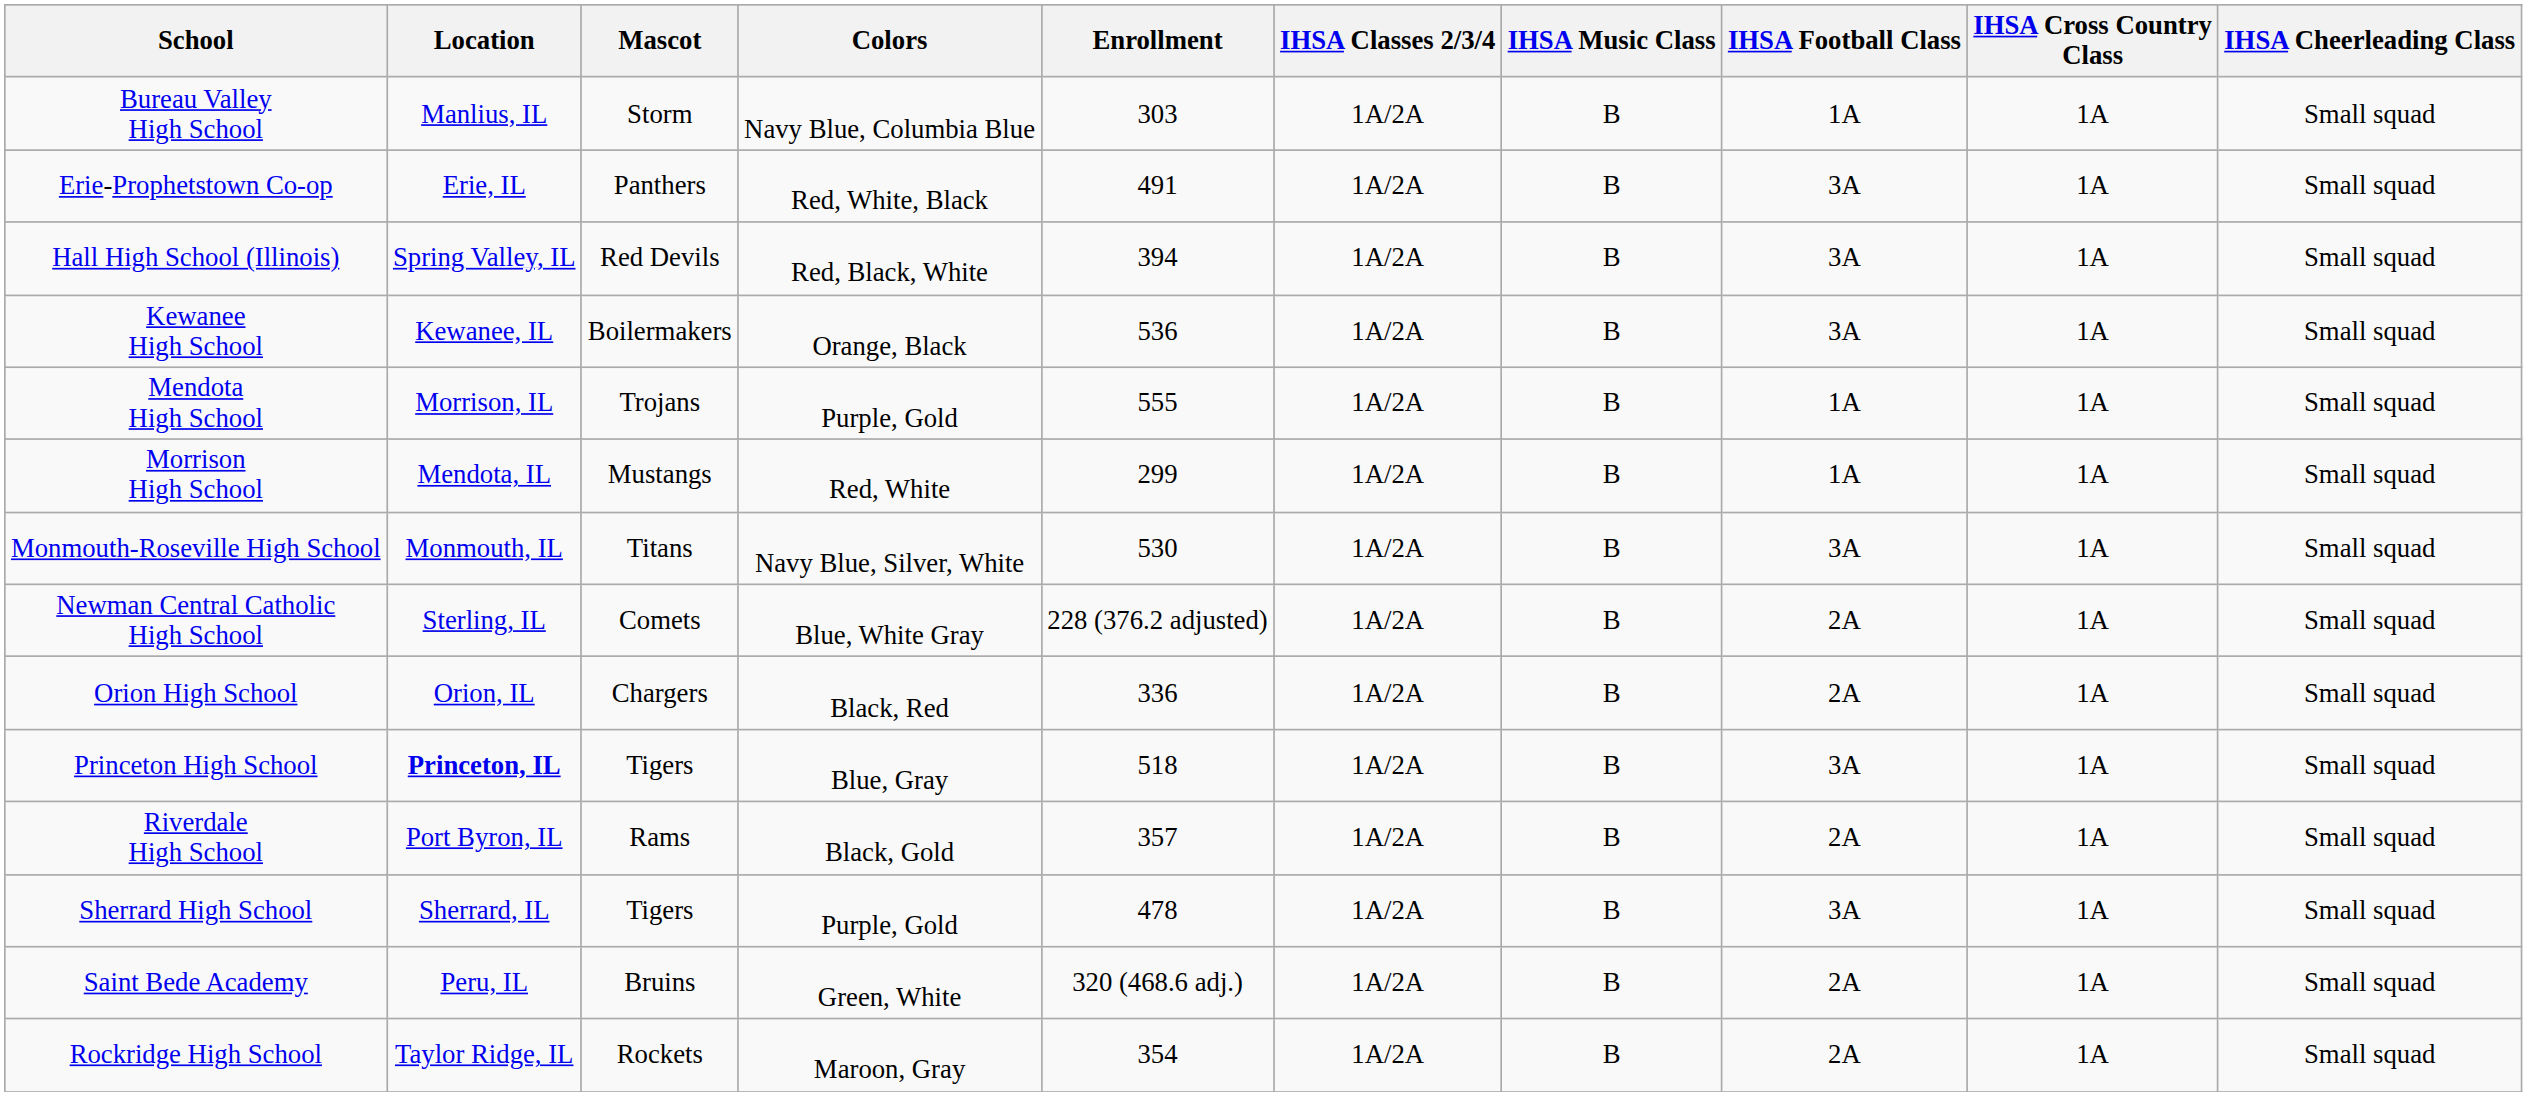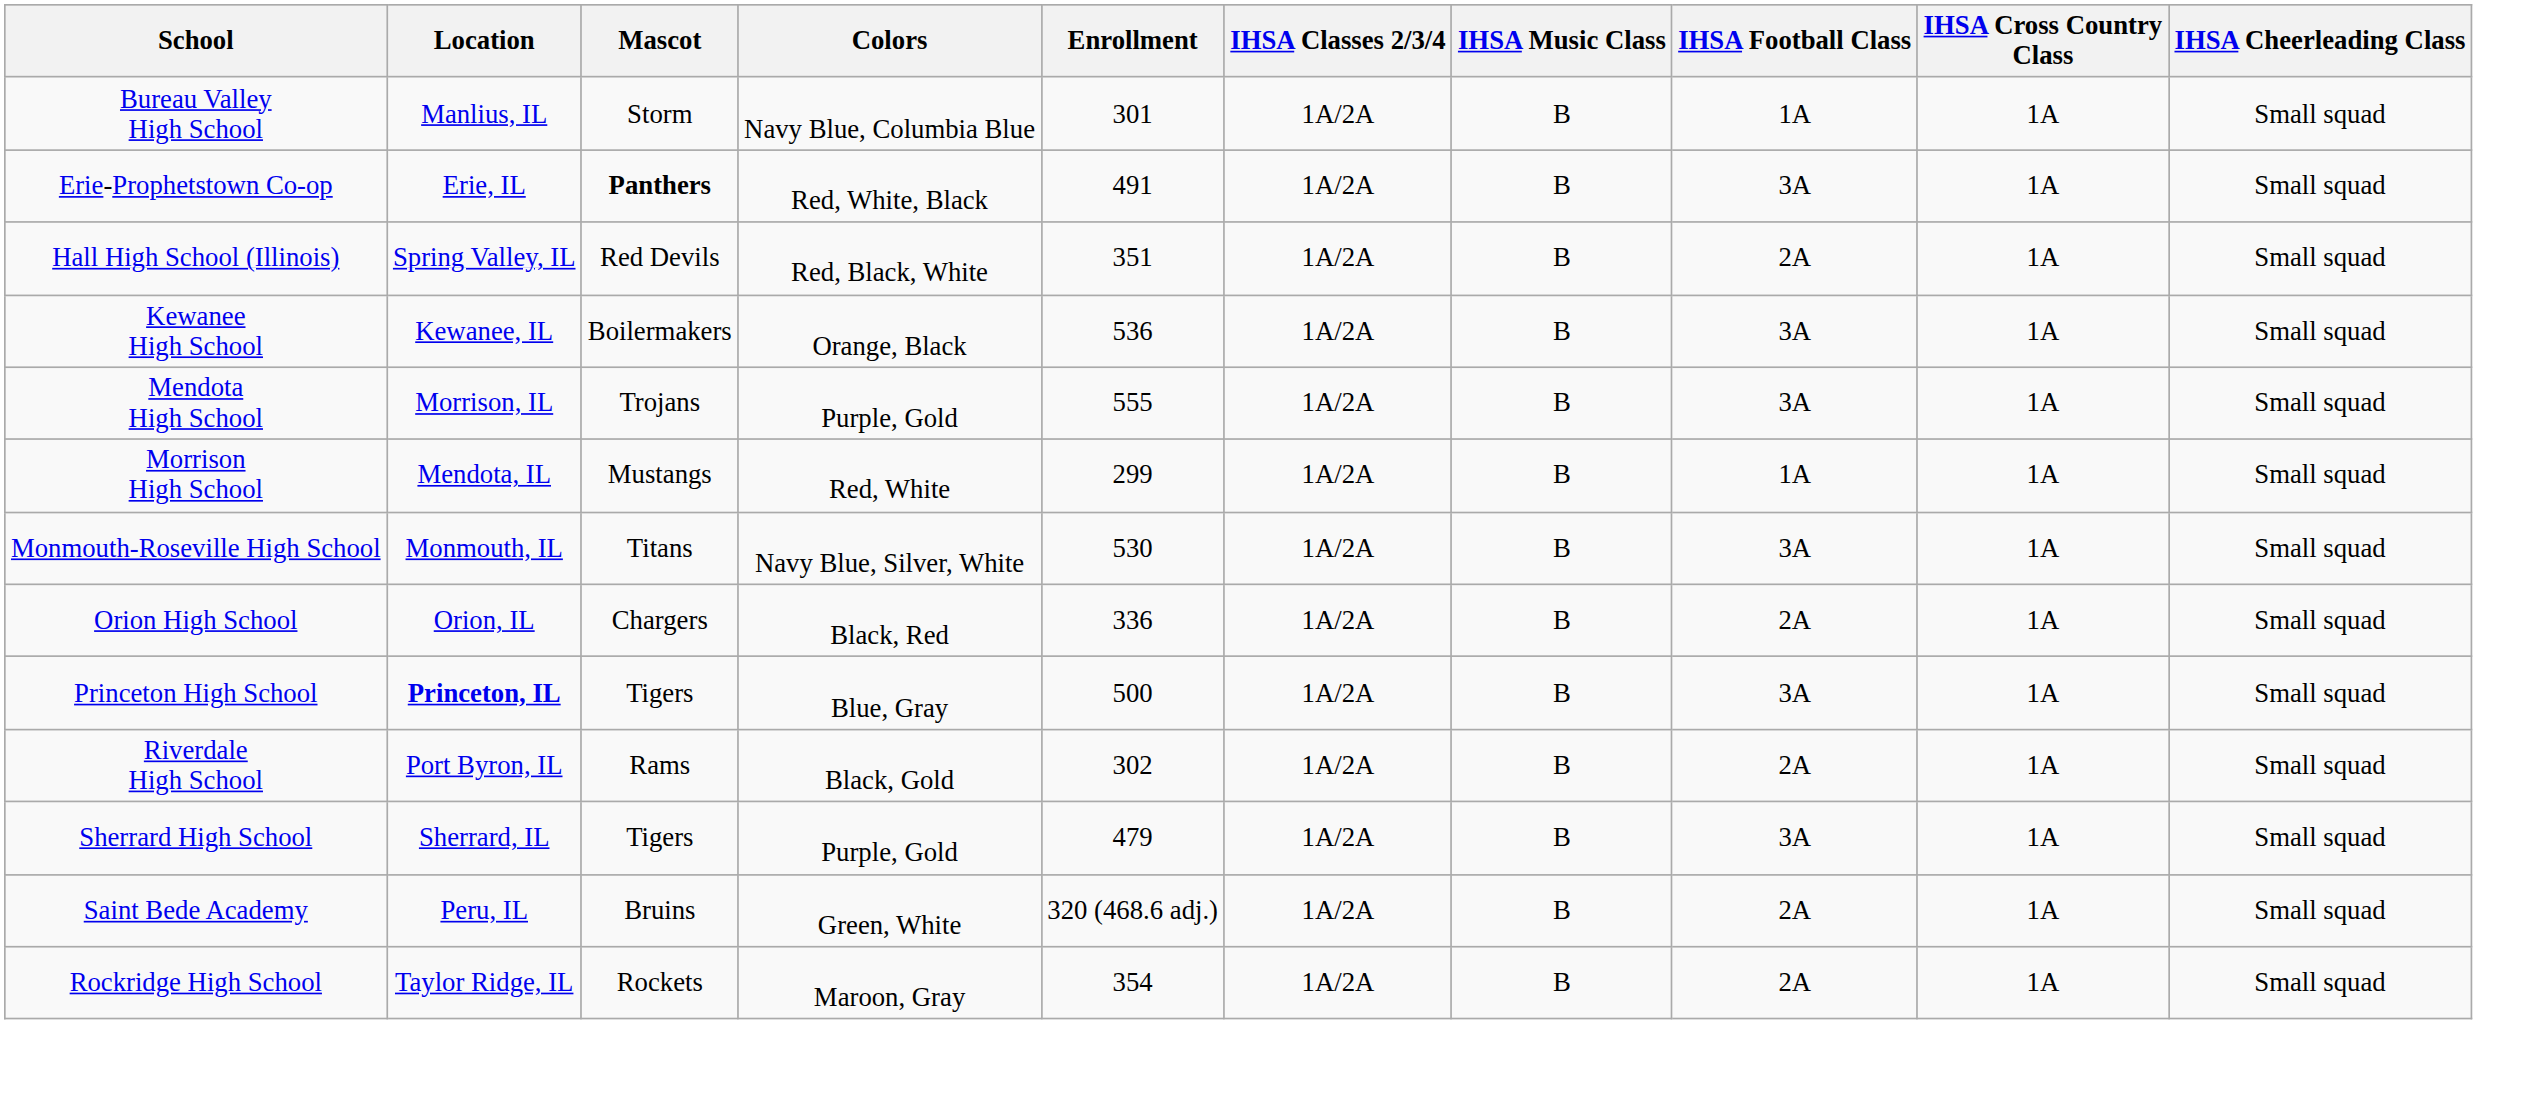(1158, 113) 303 -> (1133, 113) 301
(660, 185) normal -> (660, 185) bold
(1158, 258) 394 -> (1133, 258) 351
(1844, 258) 3A -> (1795, 258) 2A
(1844, 402) 1A -> (1795, 402) 3A
- row: (196, 620)
(1158, 765) 518 -> (1133, 692) 500
(1158, 837) 357 -> (1133, 765) 302
(1158, 909) 478 -> (1133, 837) 479
